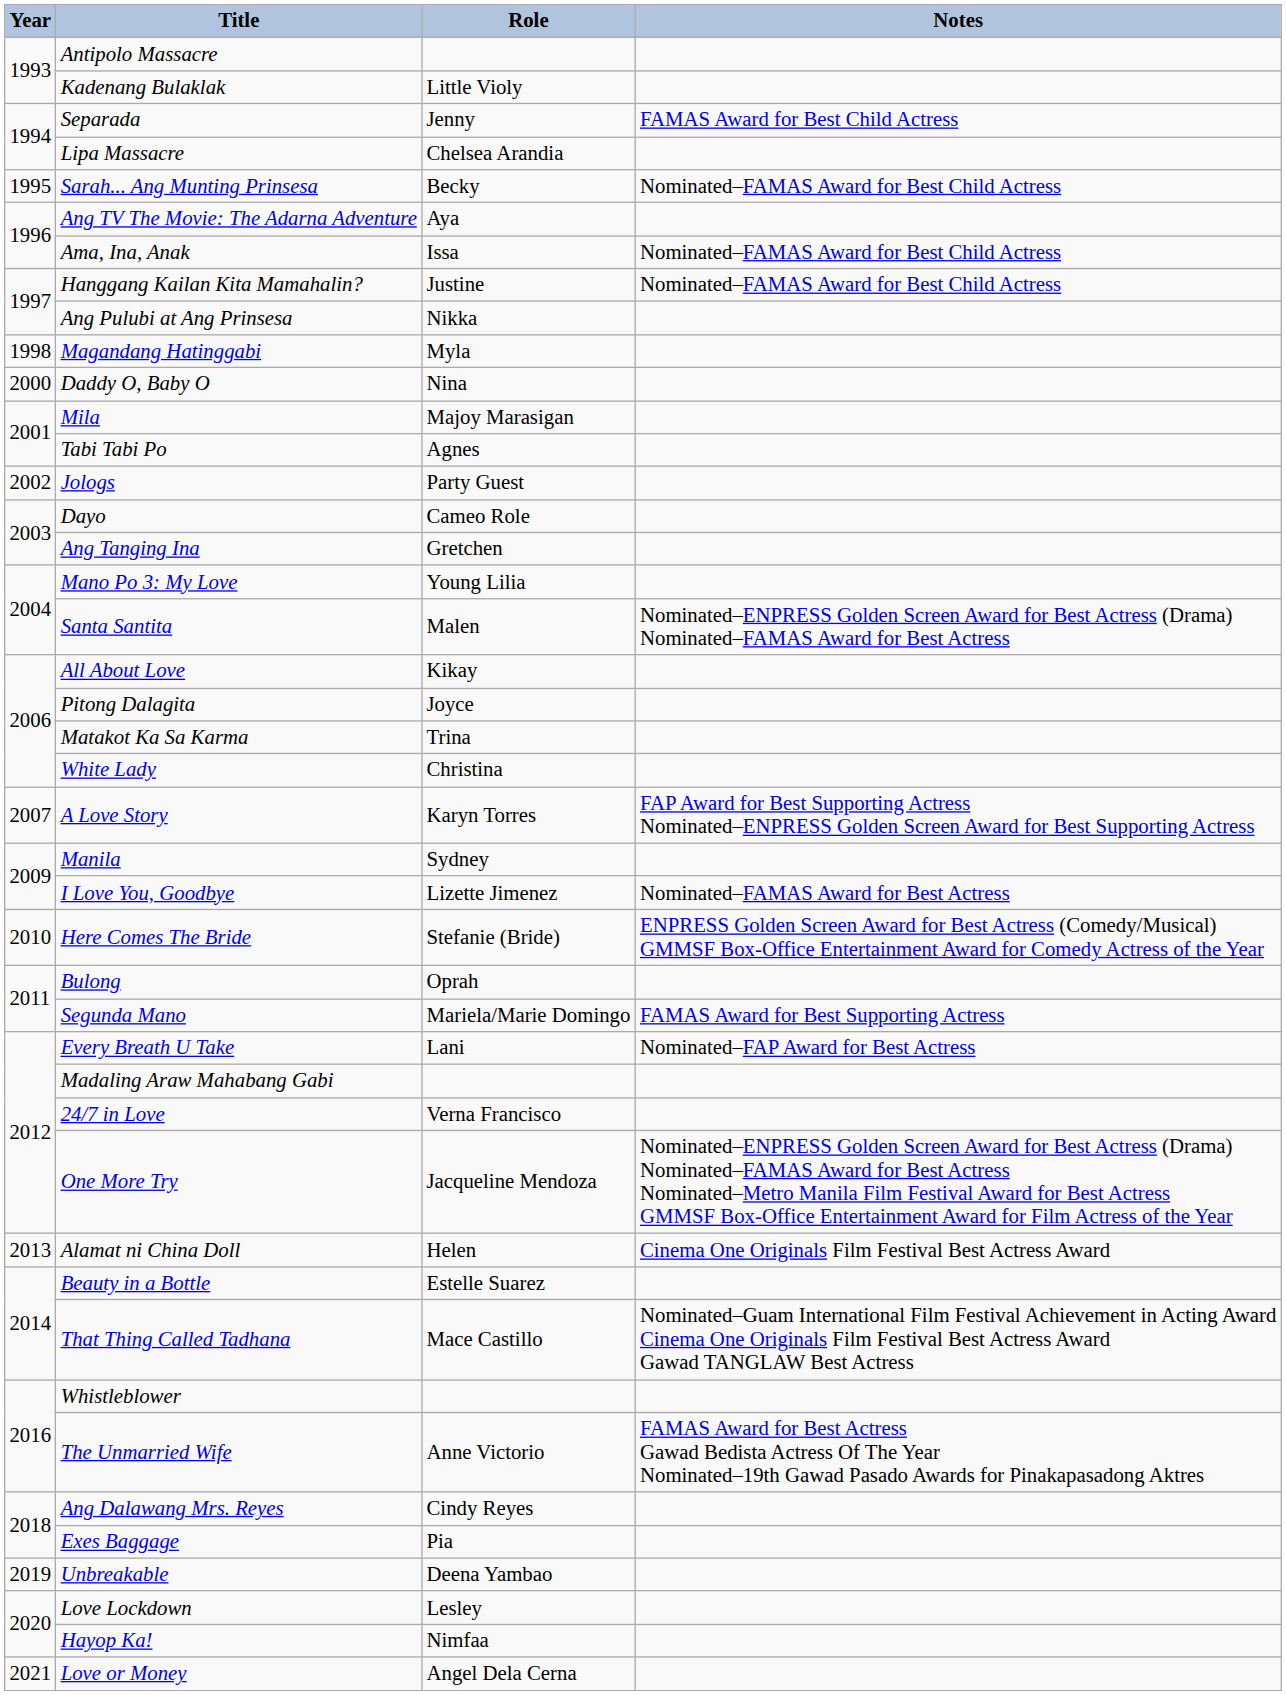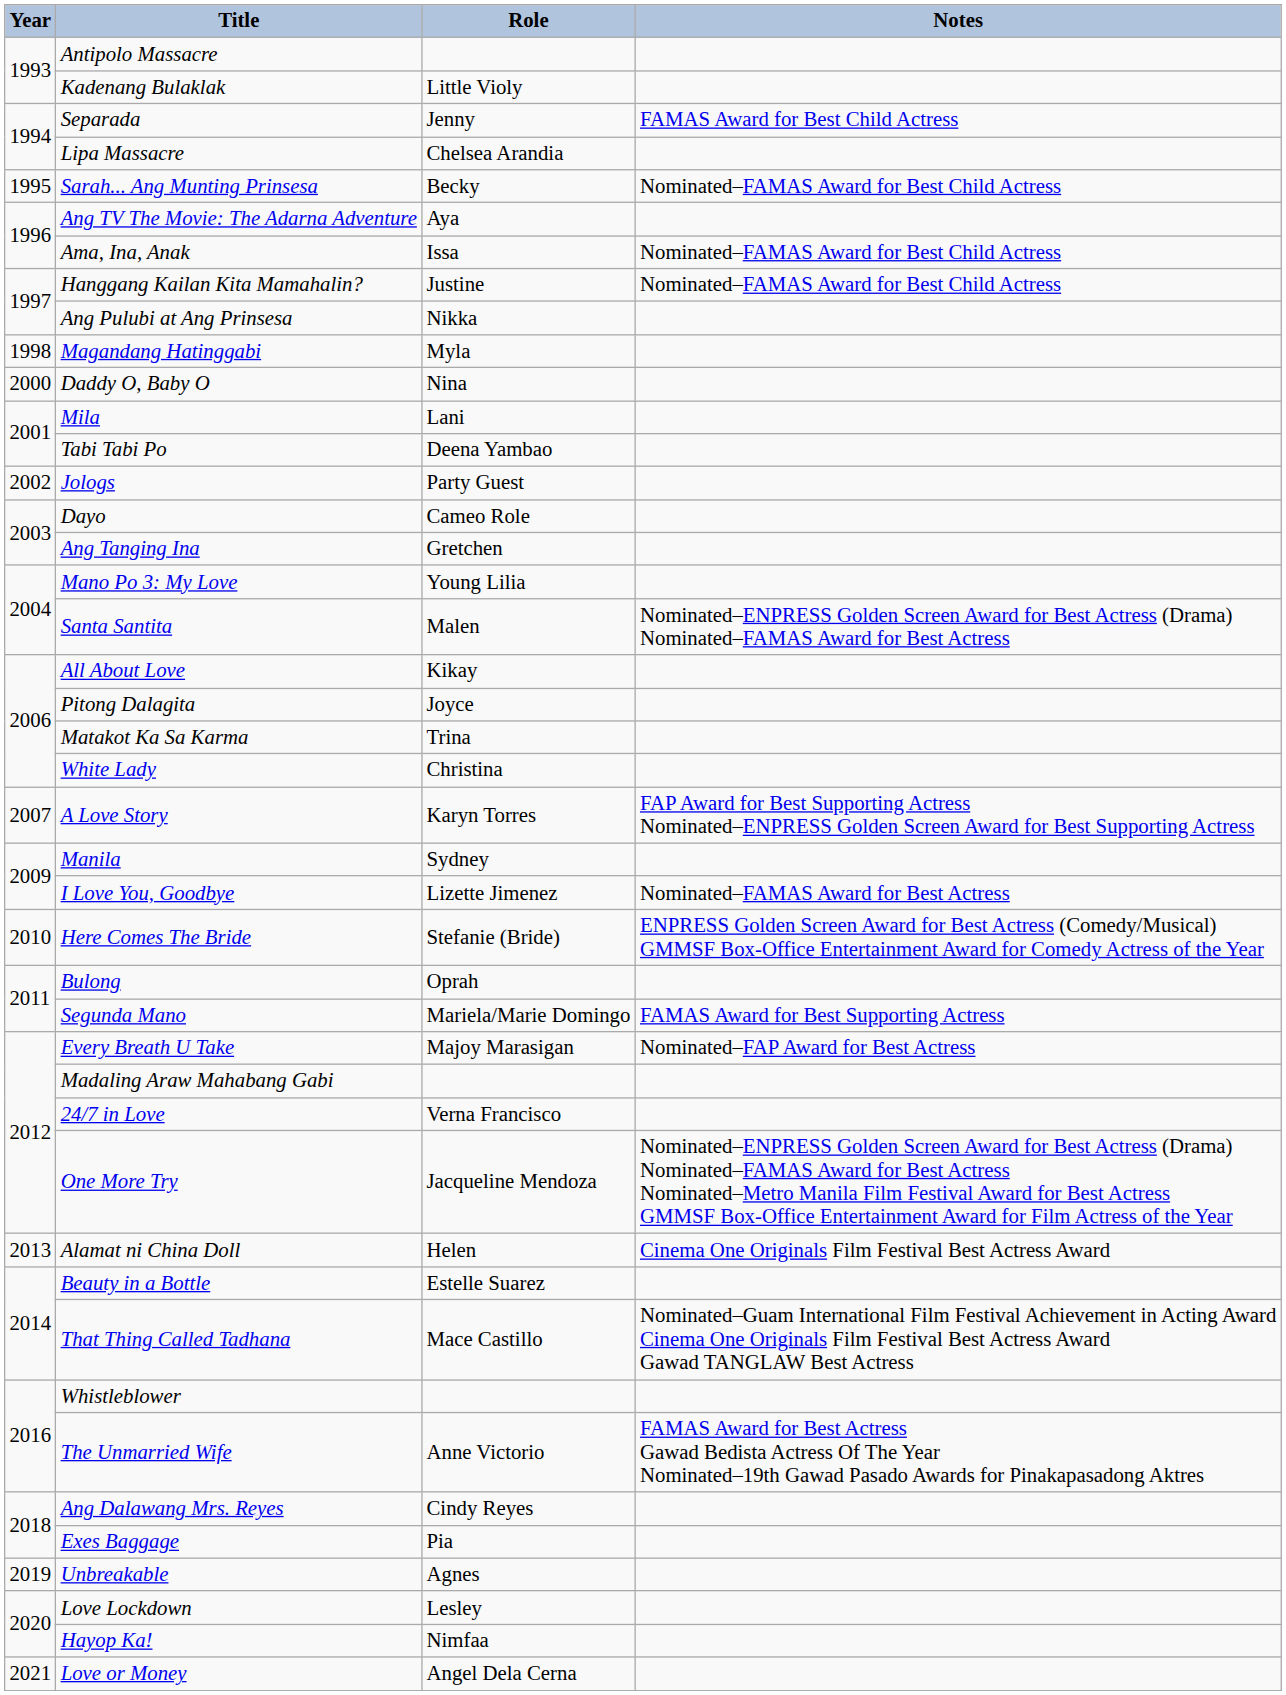(500, 416) Majoy Marasigan -> (446, 416) Lani
(453, 449) Agnes -> (489, 449) Deena Yambao
(446, 1047) Lani -> (500, 1047) Majoy Marasigan
(489, 1574) Deena Yambao -> (453, 1574) Agnes
